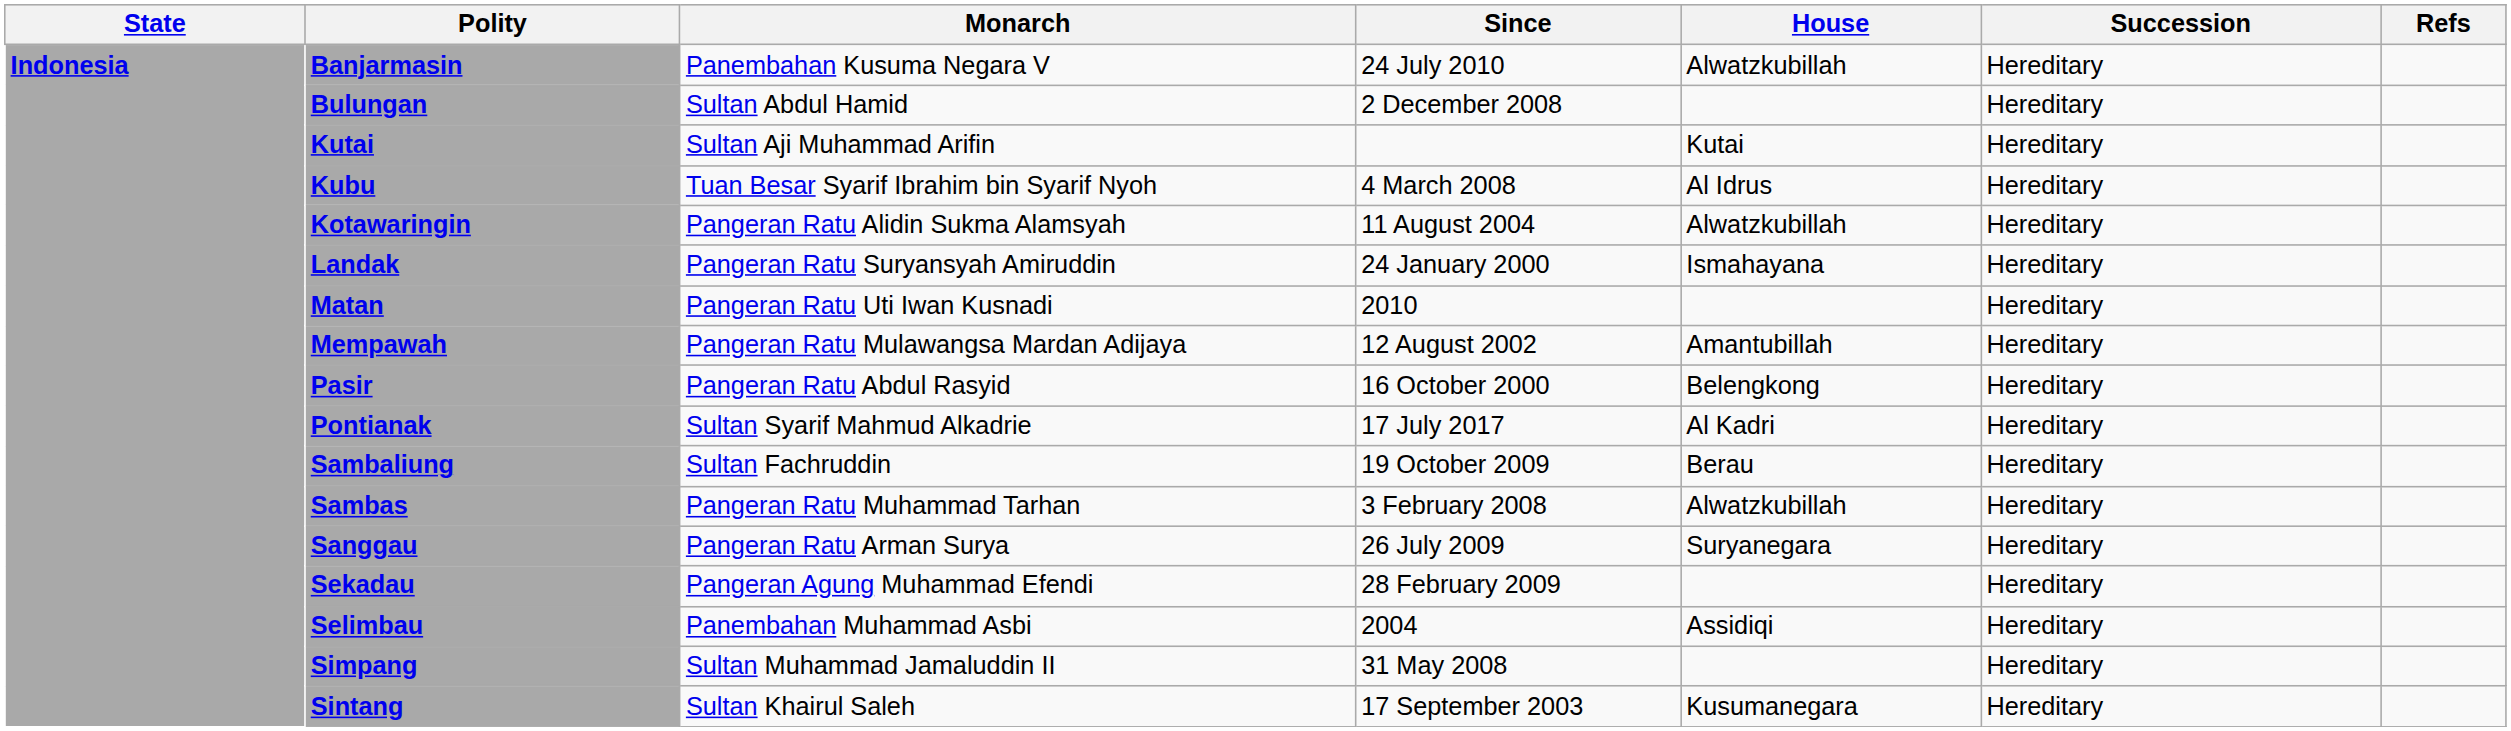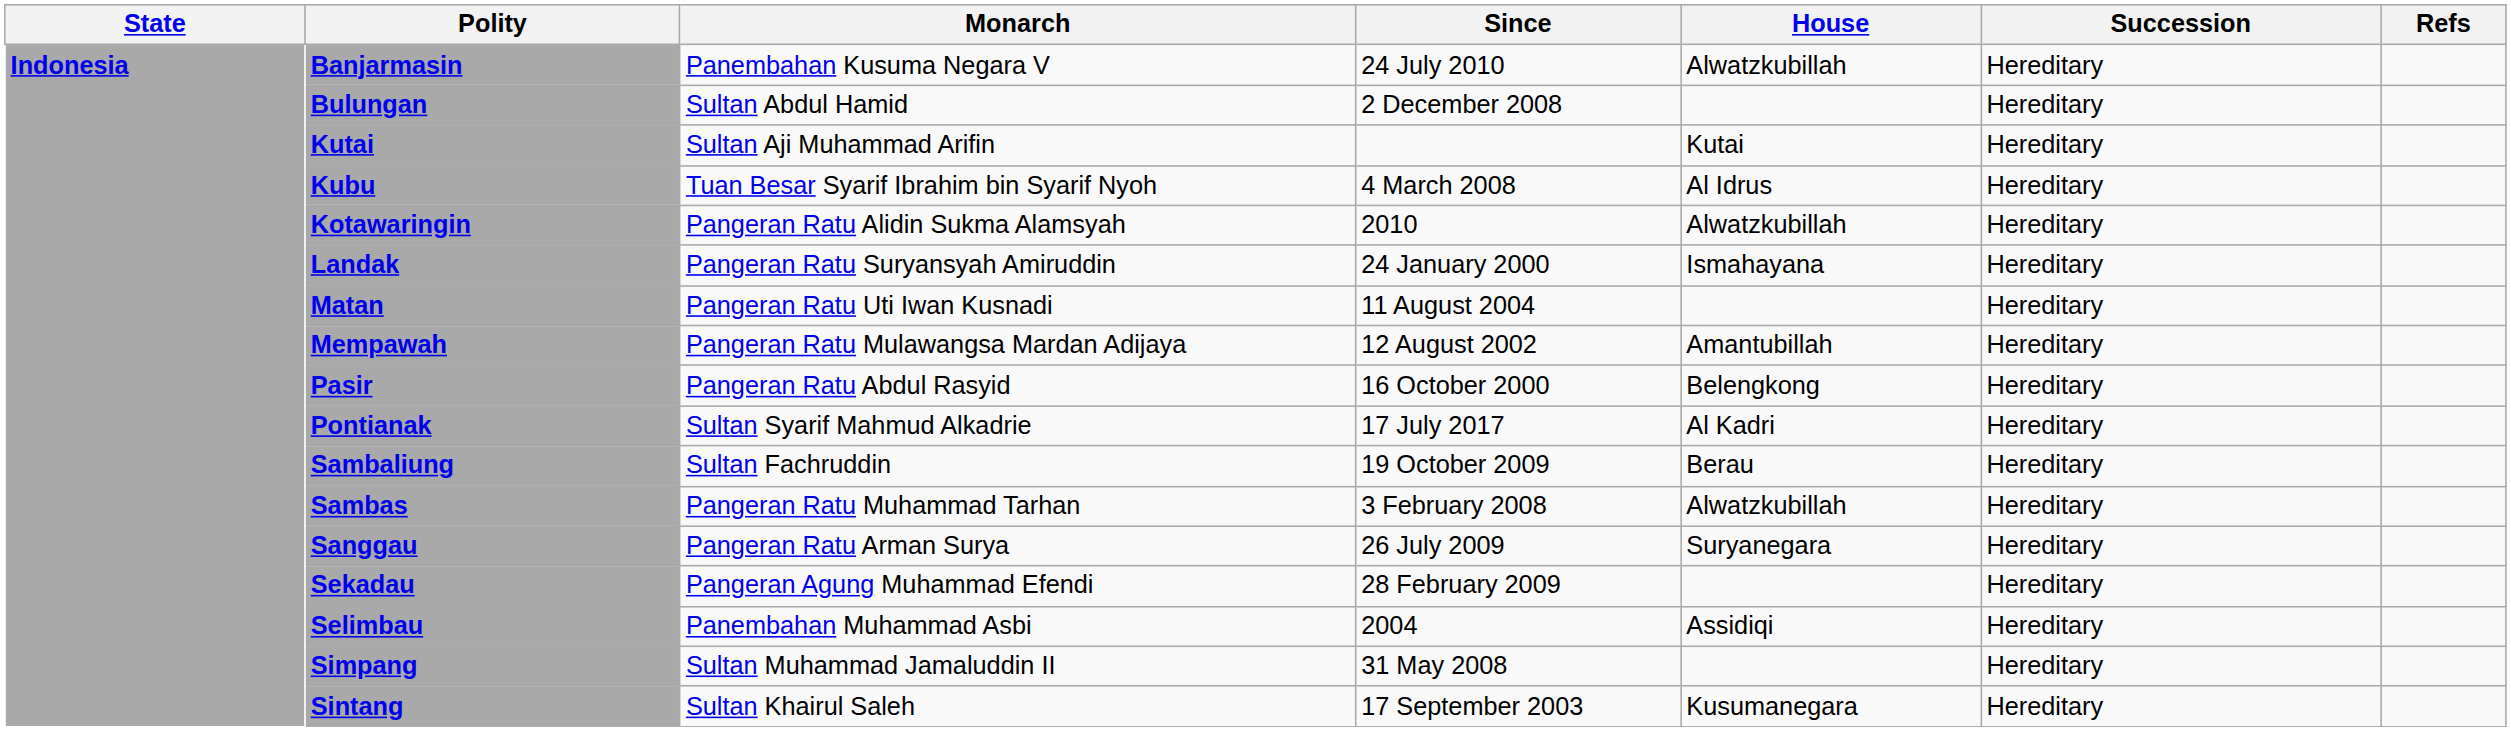(1448, 225) 11 August 2004 -> (1389, 225) 2010
(1389, 305) 2010 -> (1448, 305) 11 August 2004
